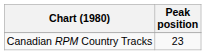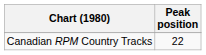(178, 41) 23 -> (178, 41) 22
